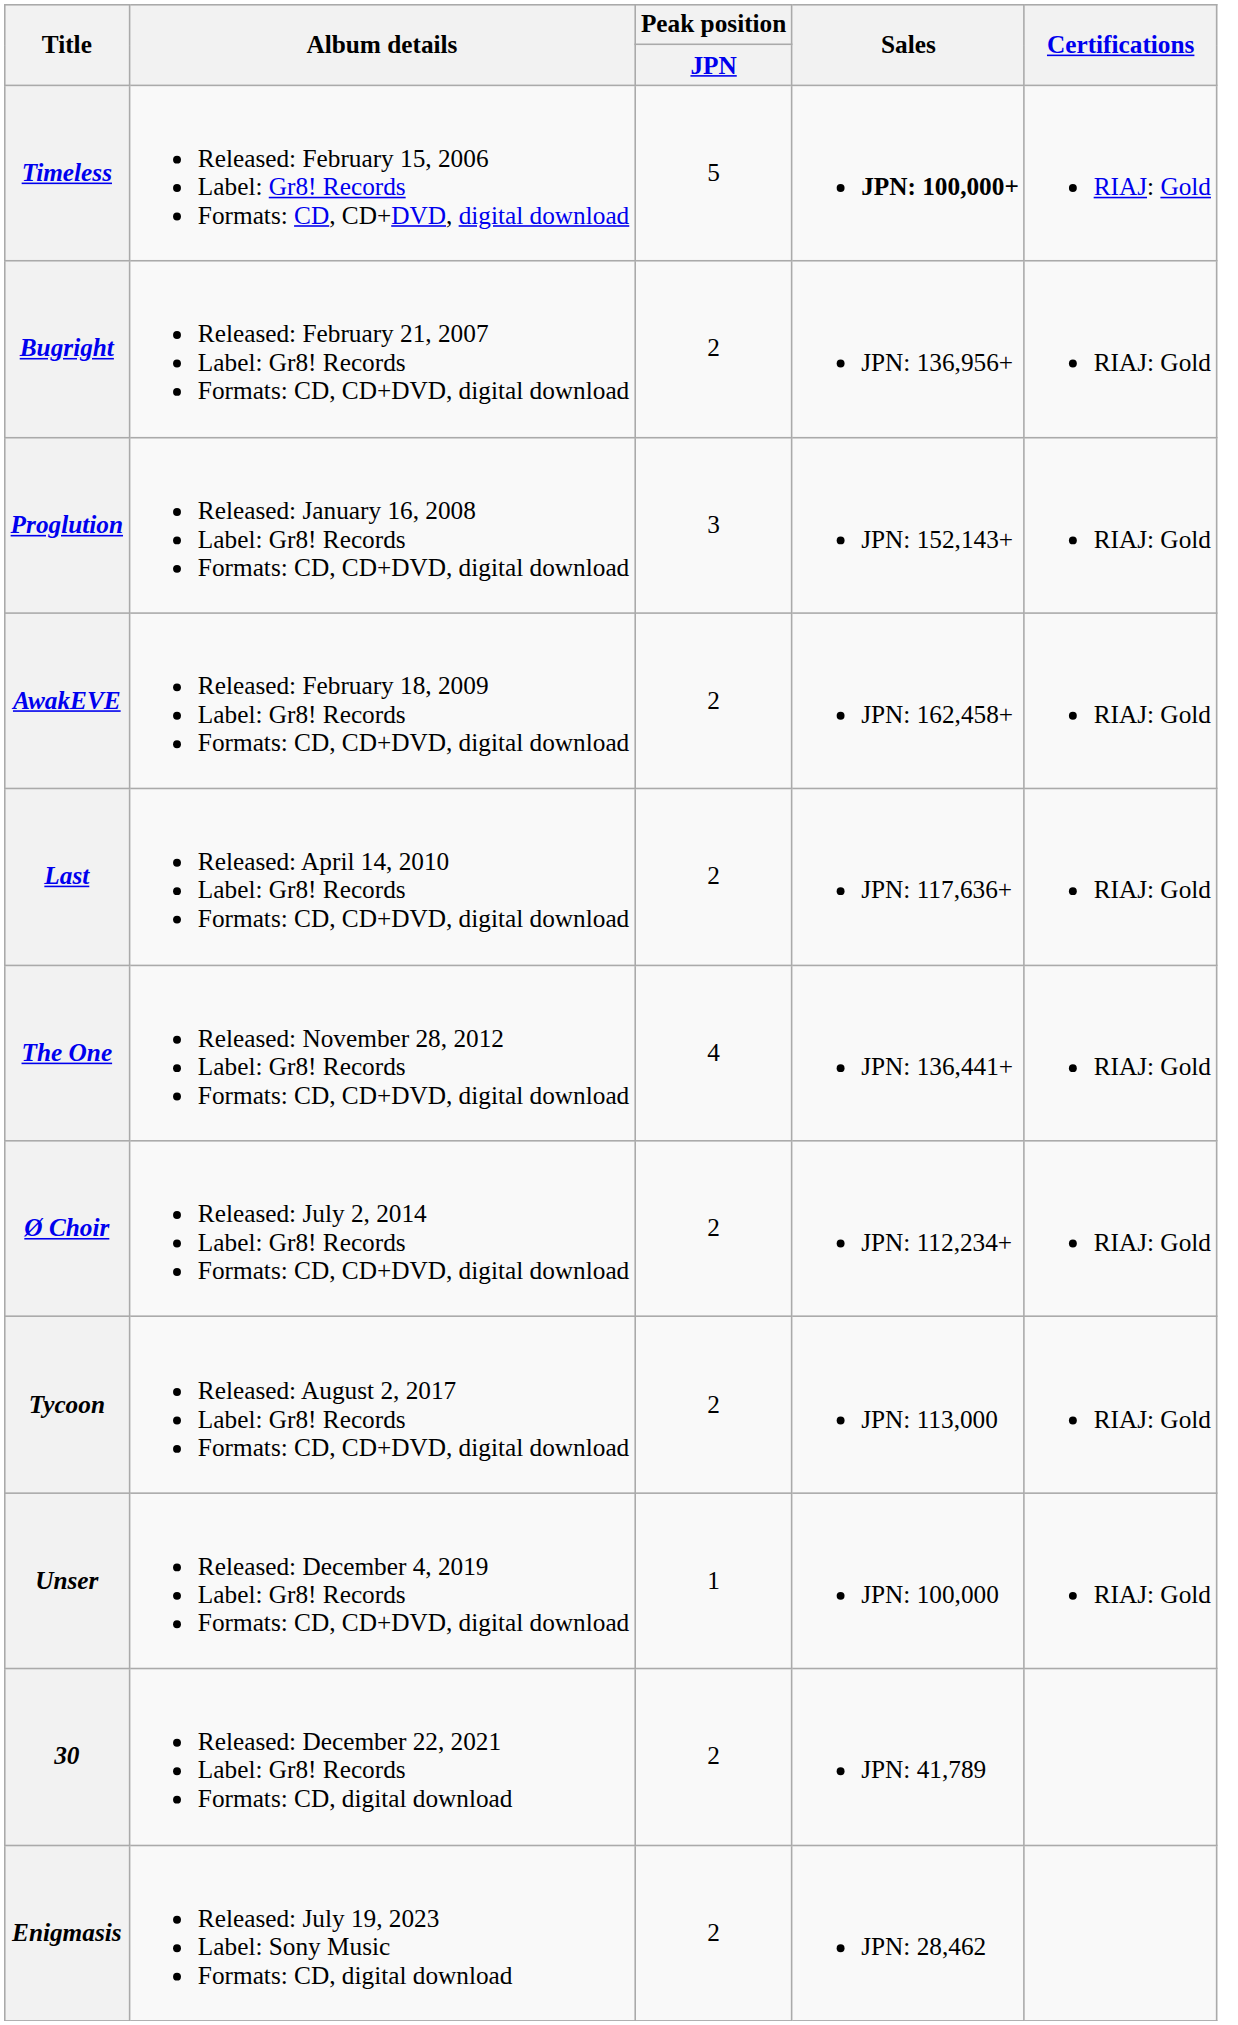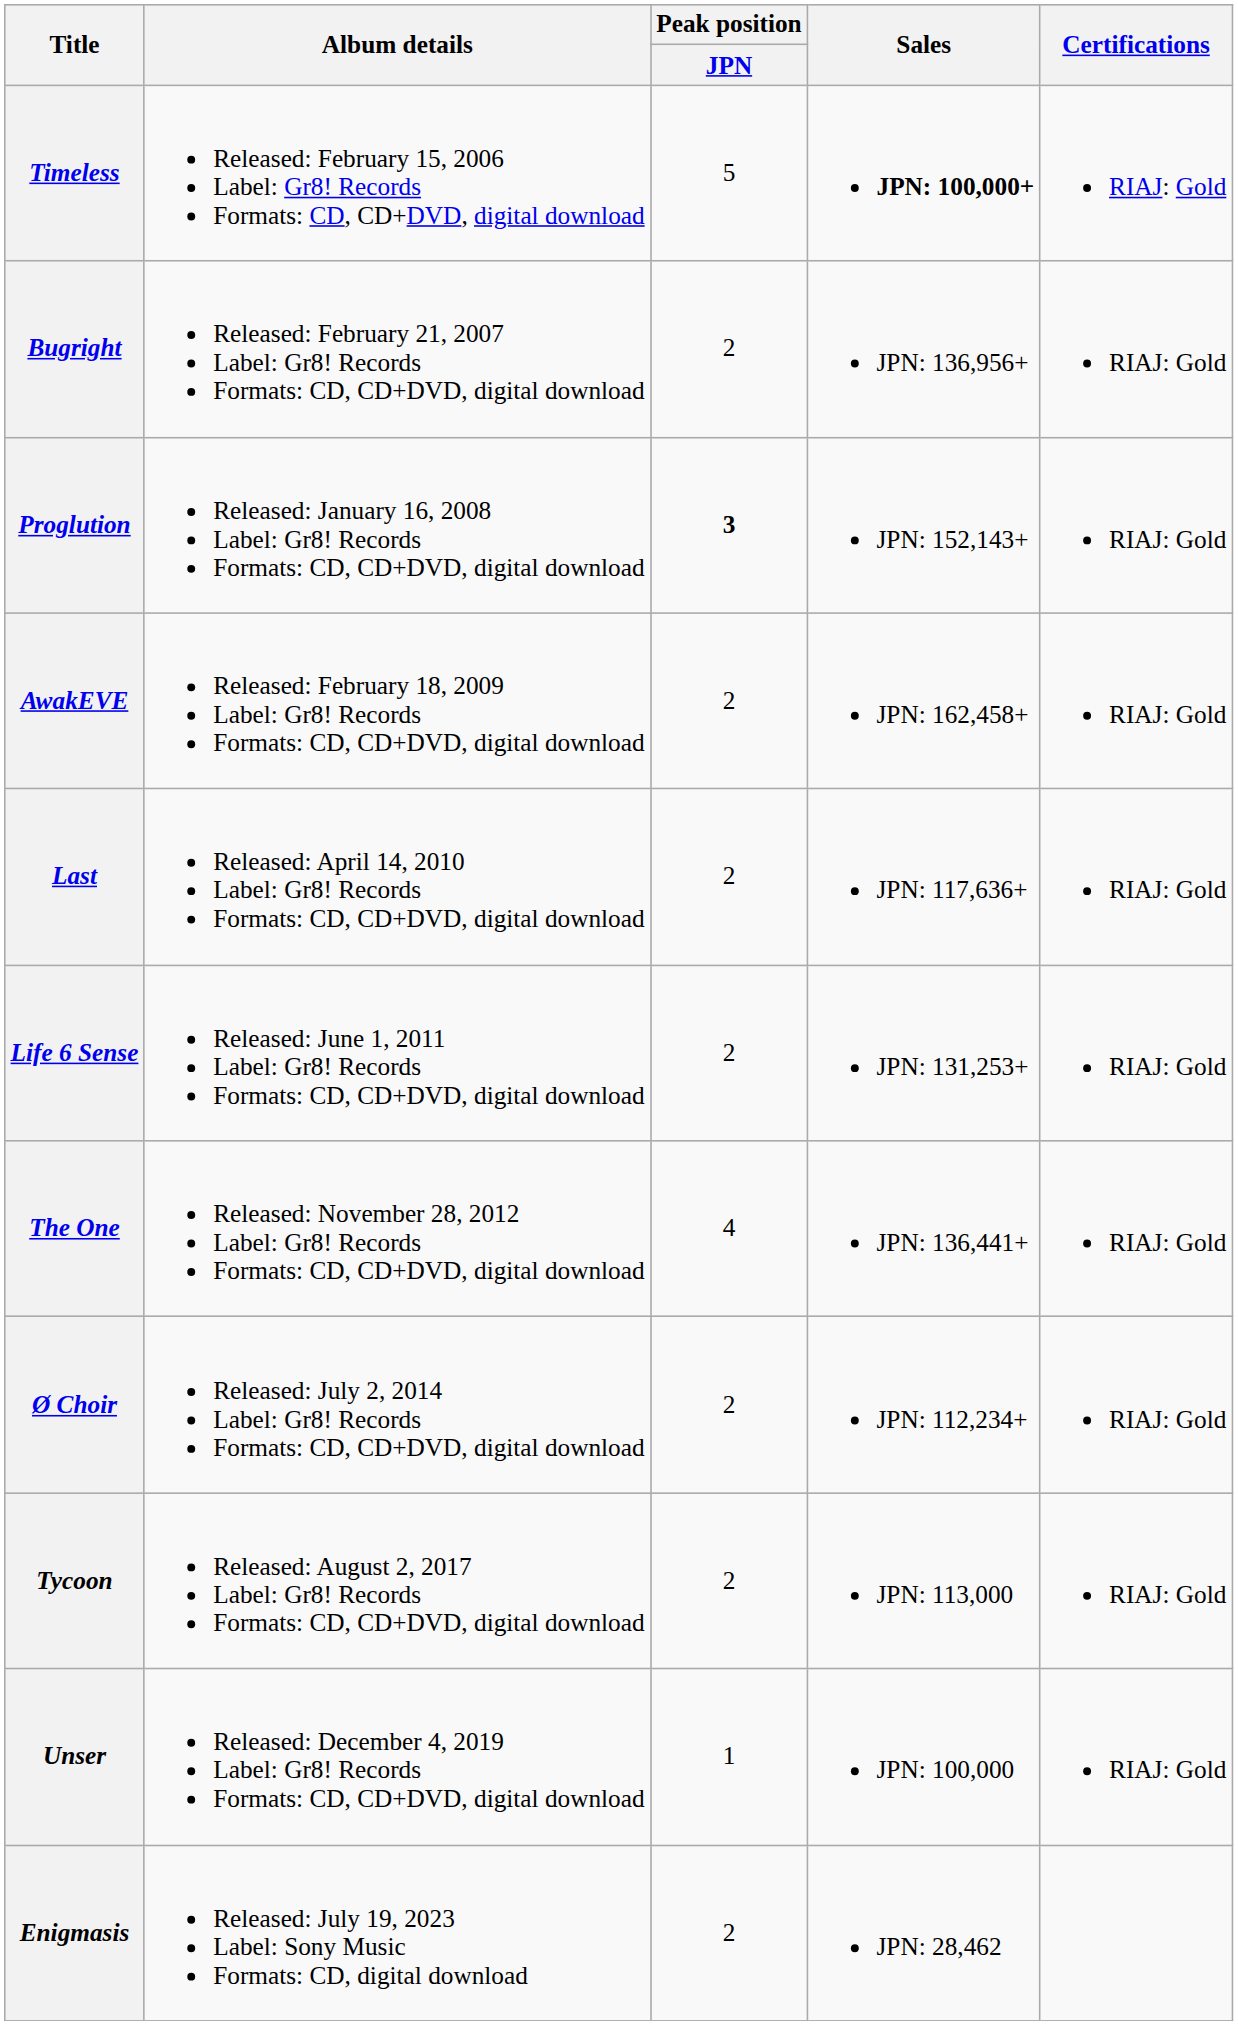(714, 524) normal -> (729, 524) bold
+ row: (75, 1052)
- row: (67, 1756)
